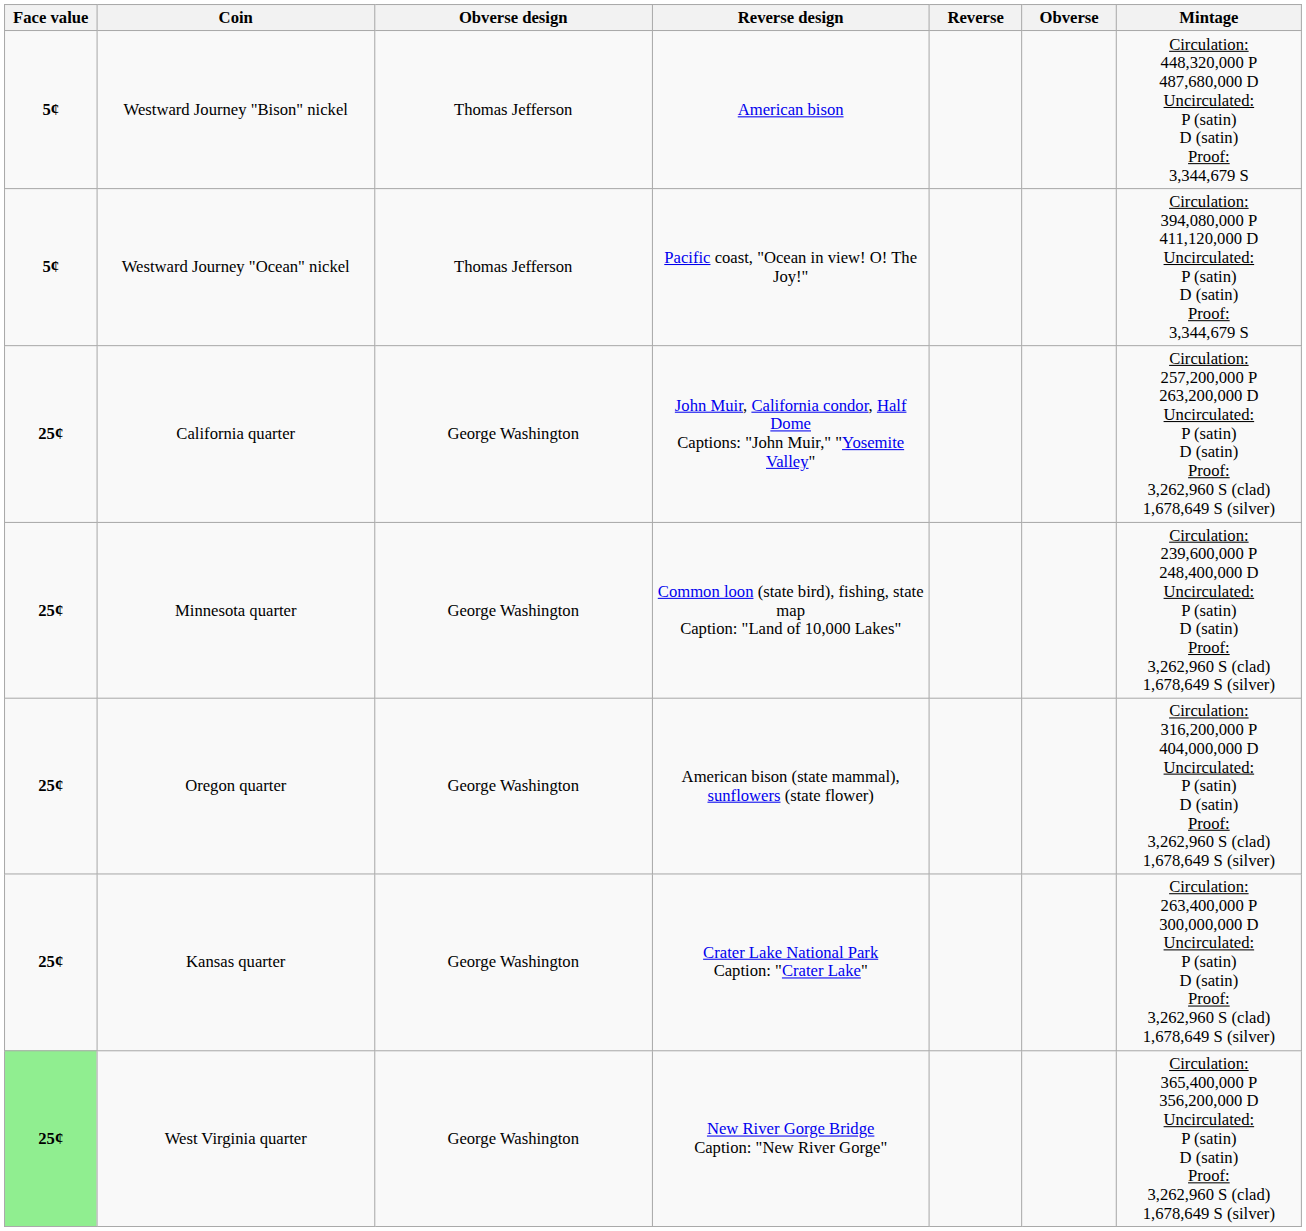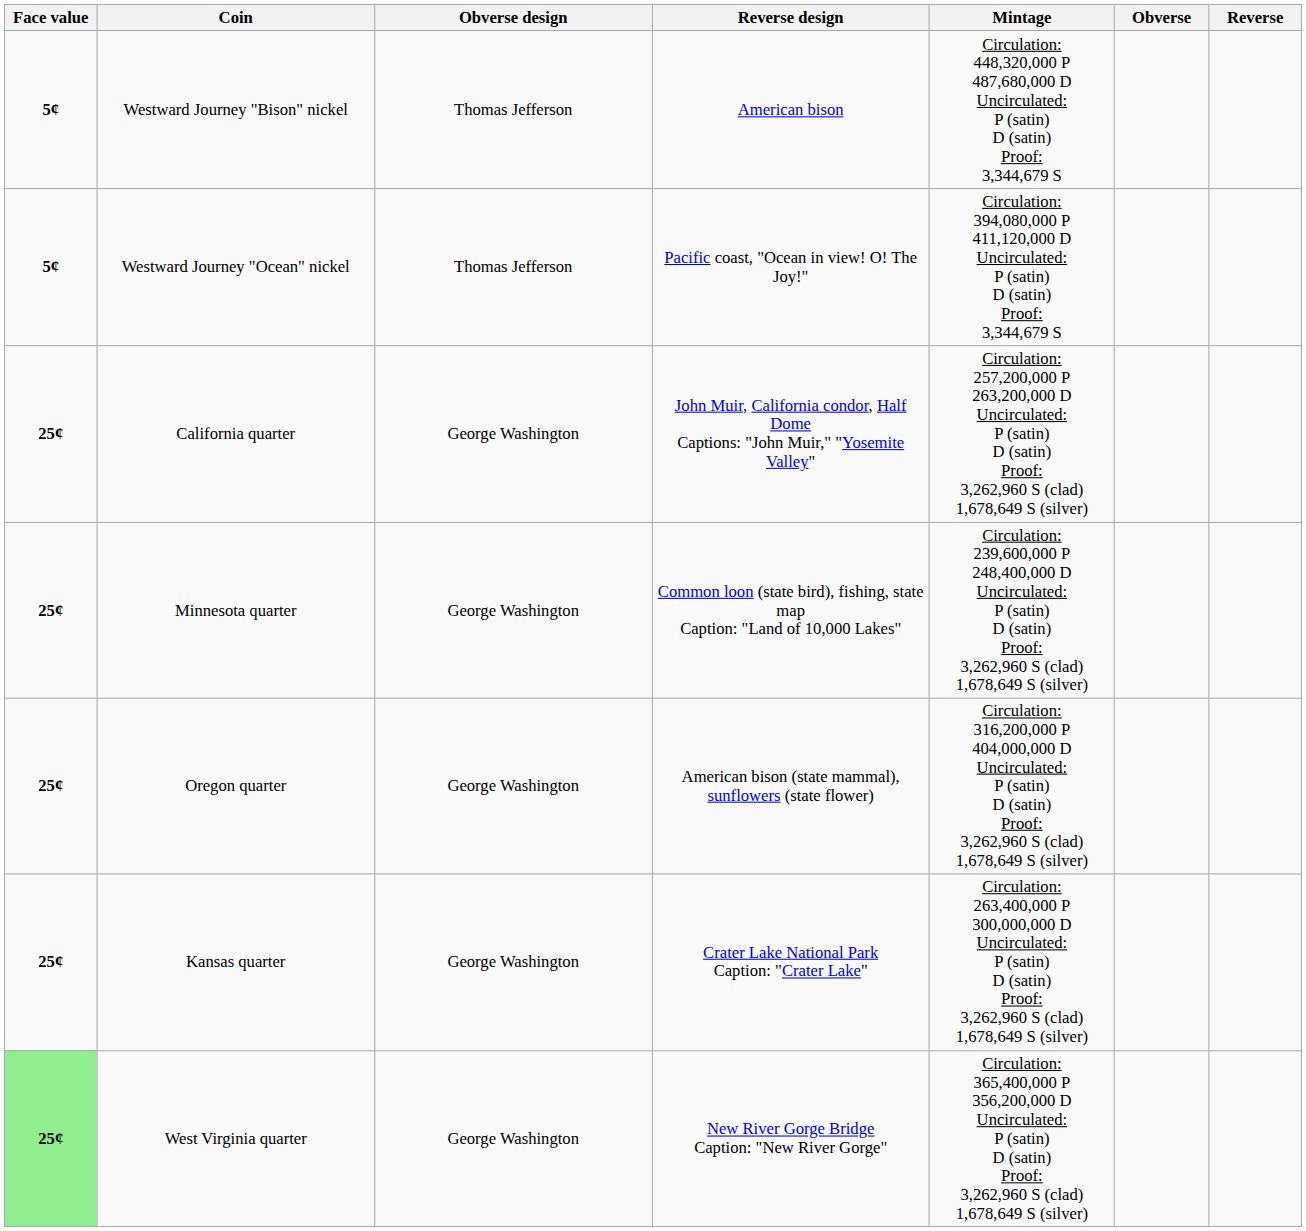columns swapped: (1209, 17) <-> (976, 17)
